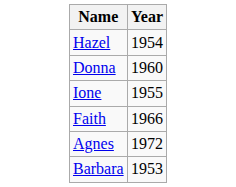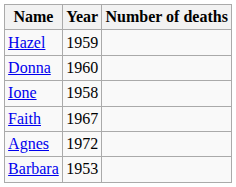+ column: (167, 17)
(147, 42) 1954 -> (82, 42) 1959
(147, 93) 1955 -> (82, 93) 1958
(147, 118) 1966 -> (82, 118) 1967
